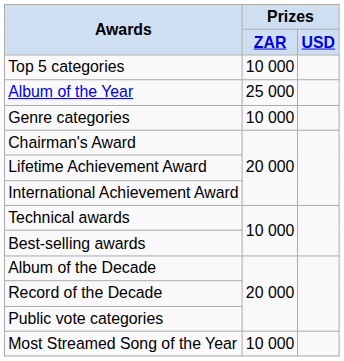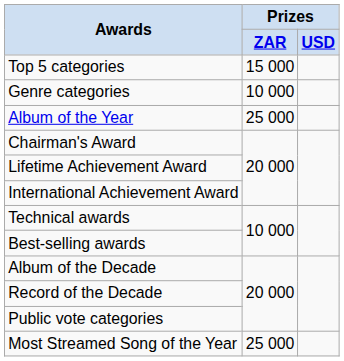(270, 67) 10 000 -> (270, 67) 15 000
rows swapped: (71, 92) <-> (69, 117)
(270, 343) 10 000 -> (270, 343) 25 000
